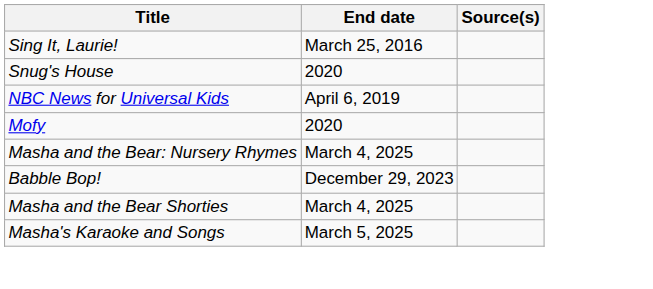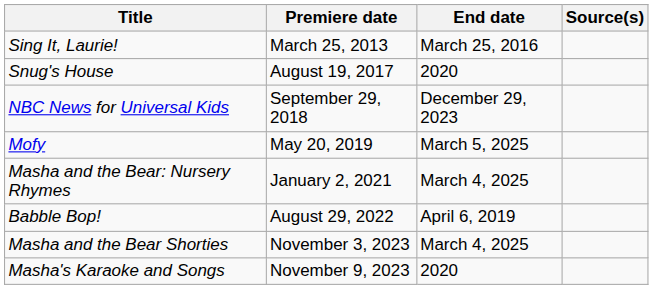+ column: (341, 17)
(352, 98) April 6, 2019 -> (474, 108) December 29, 2023
(324, 125) 2020 -> (474, 144) March 5, 2025
(379, 179) December 29, 2023 -> (468, 217) April 6, 2019
(359, 233) March 5, 2025 -> (439, 271) 2020
